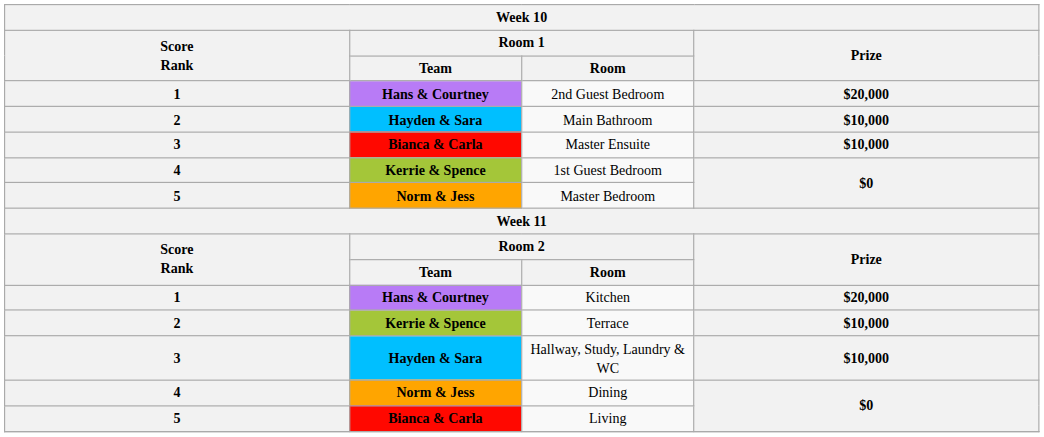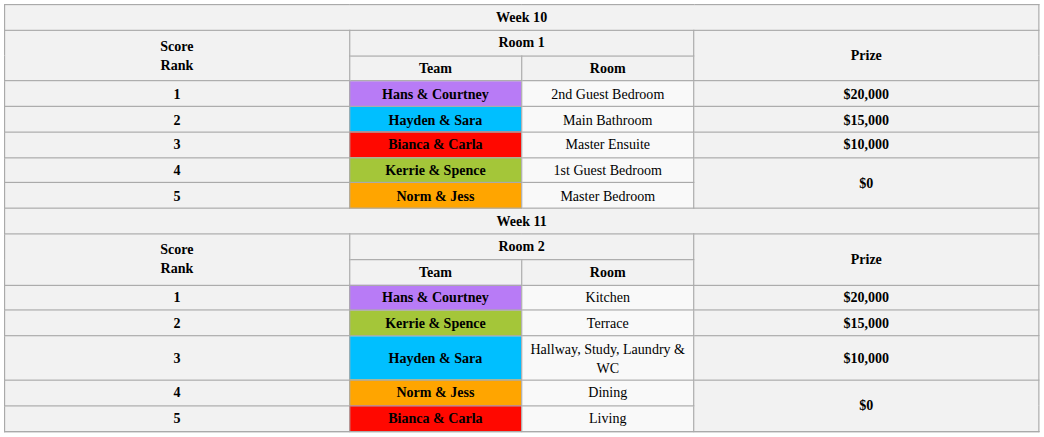(866, 119) $10,000 -> (866, 119) $15,000
(866, 323) $10,000 -> (866, 323) $15,000
